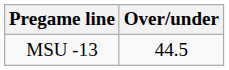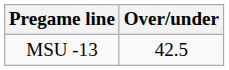(171, 49) 44.5 -> (171, 49) 42.5
